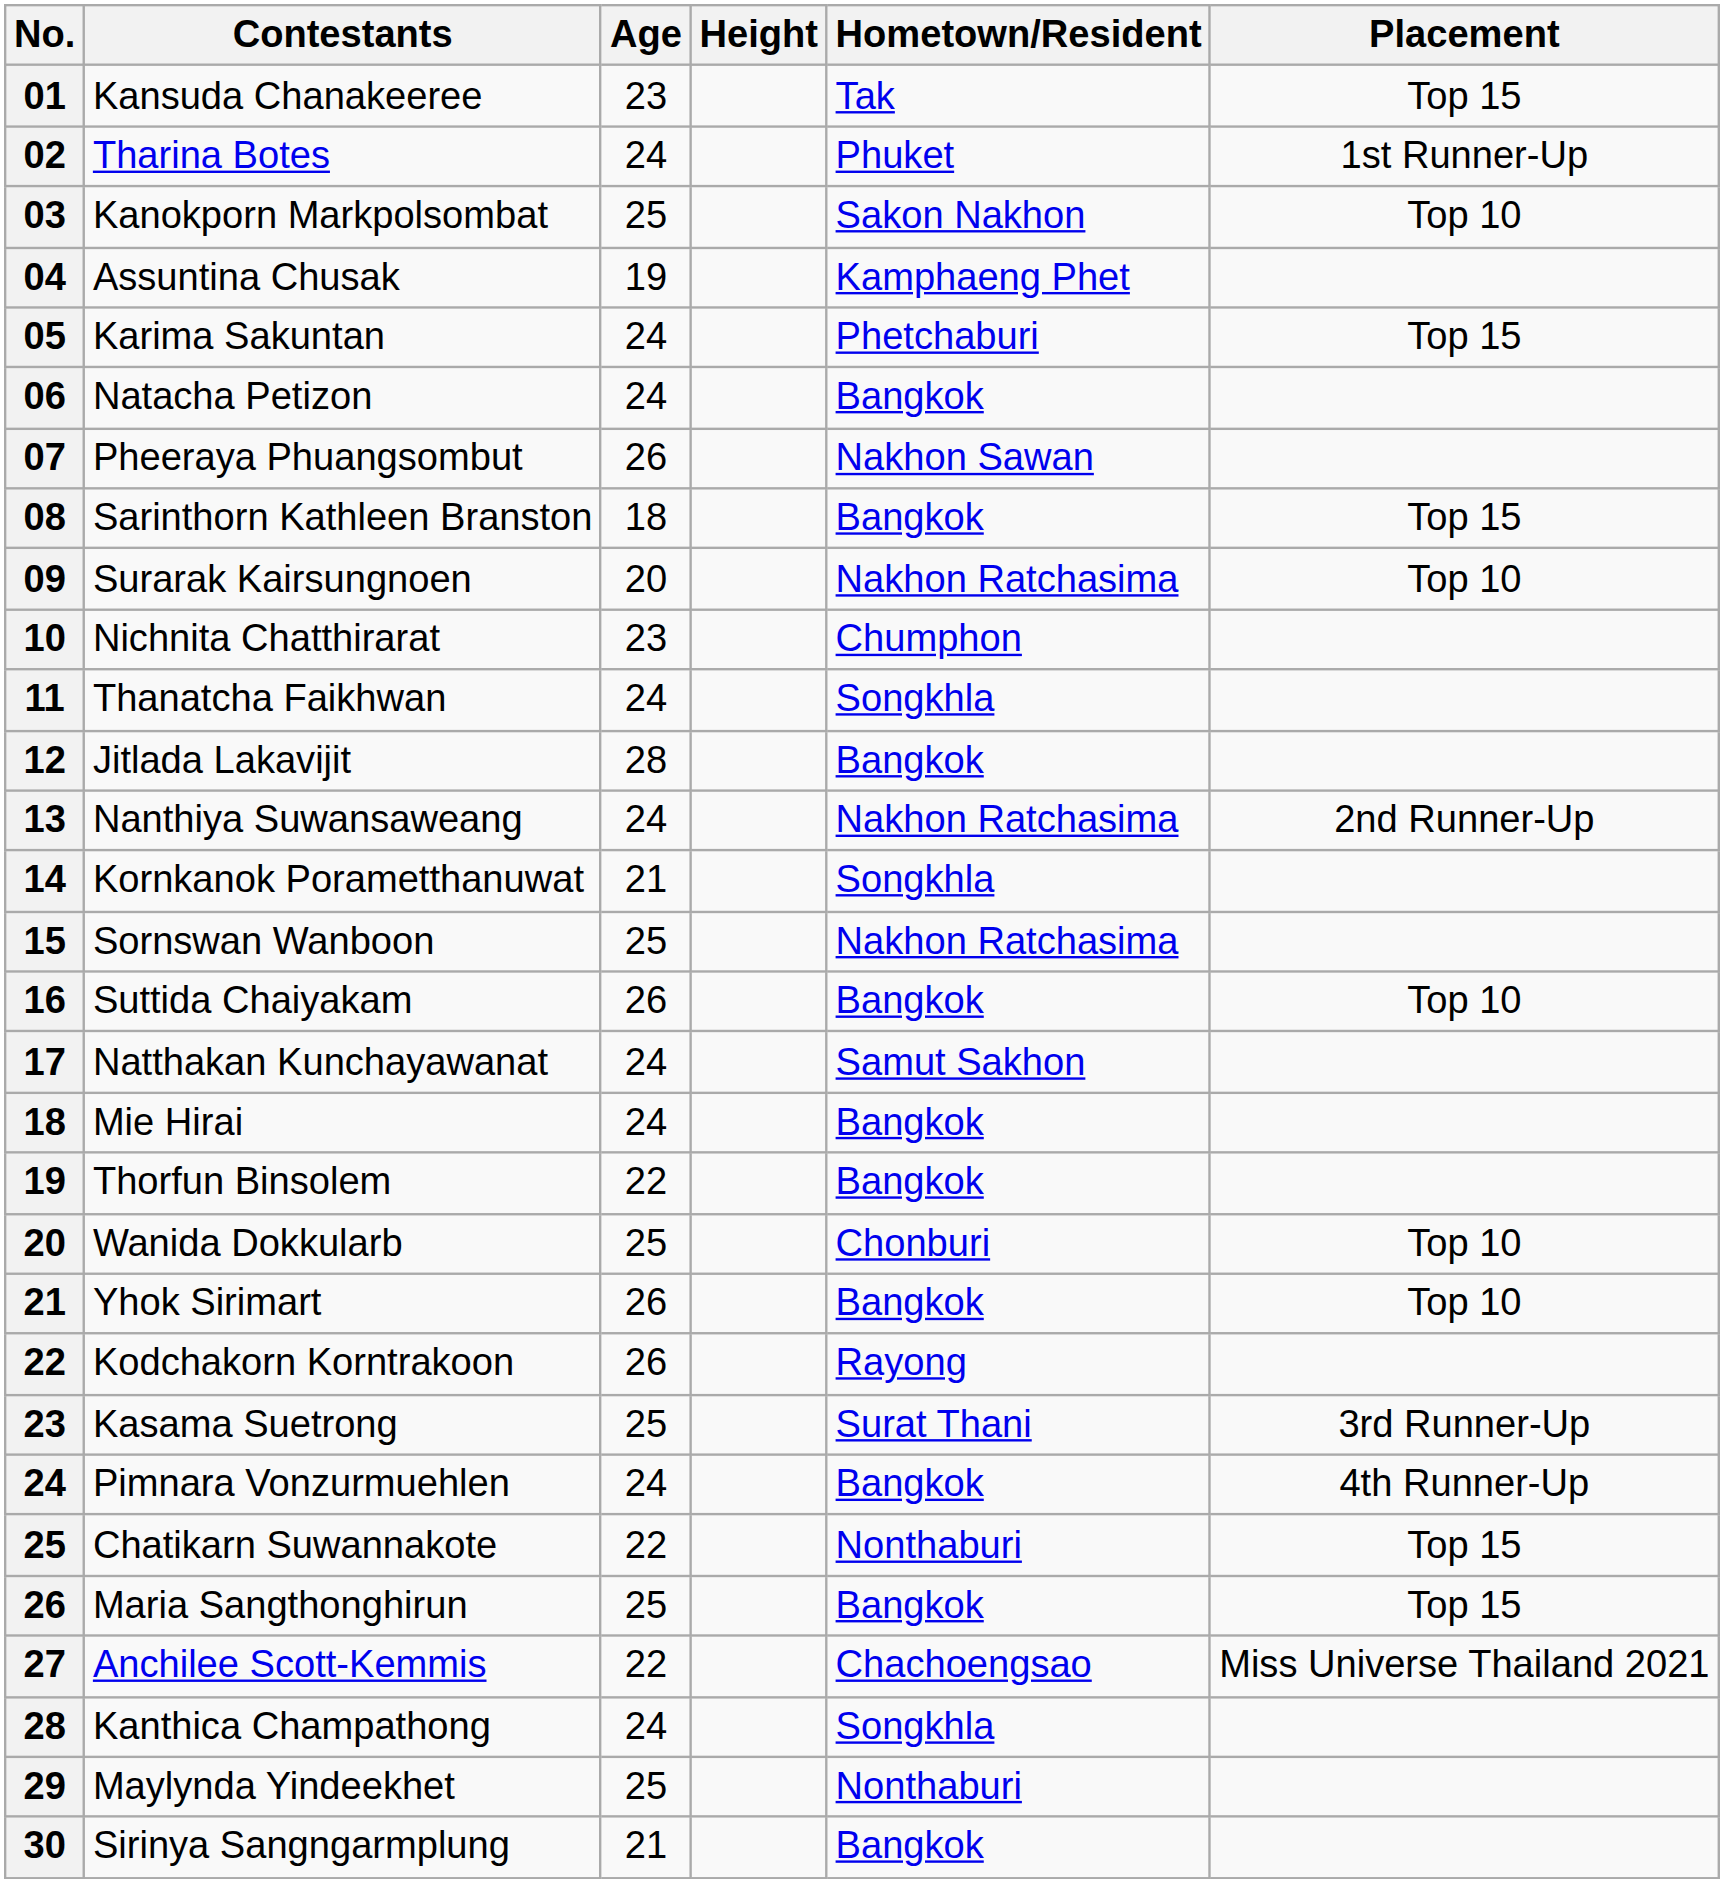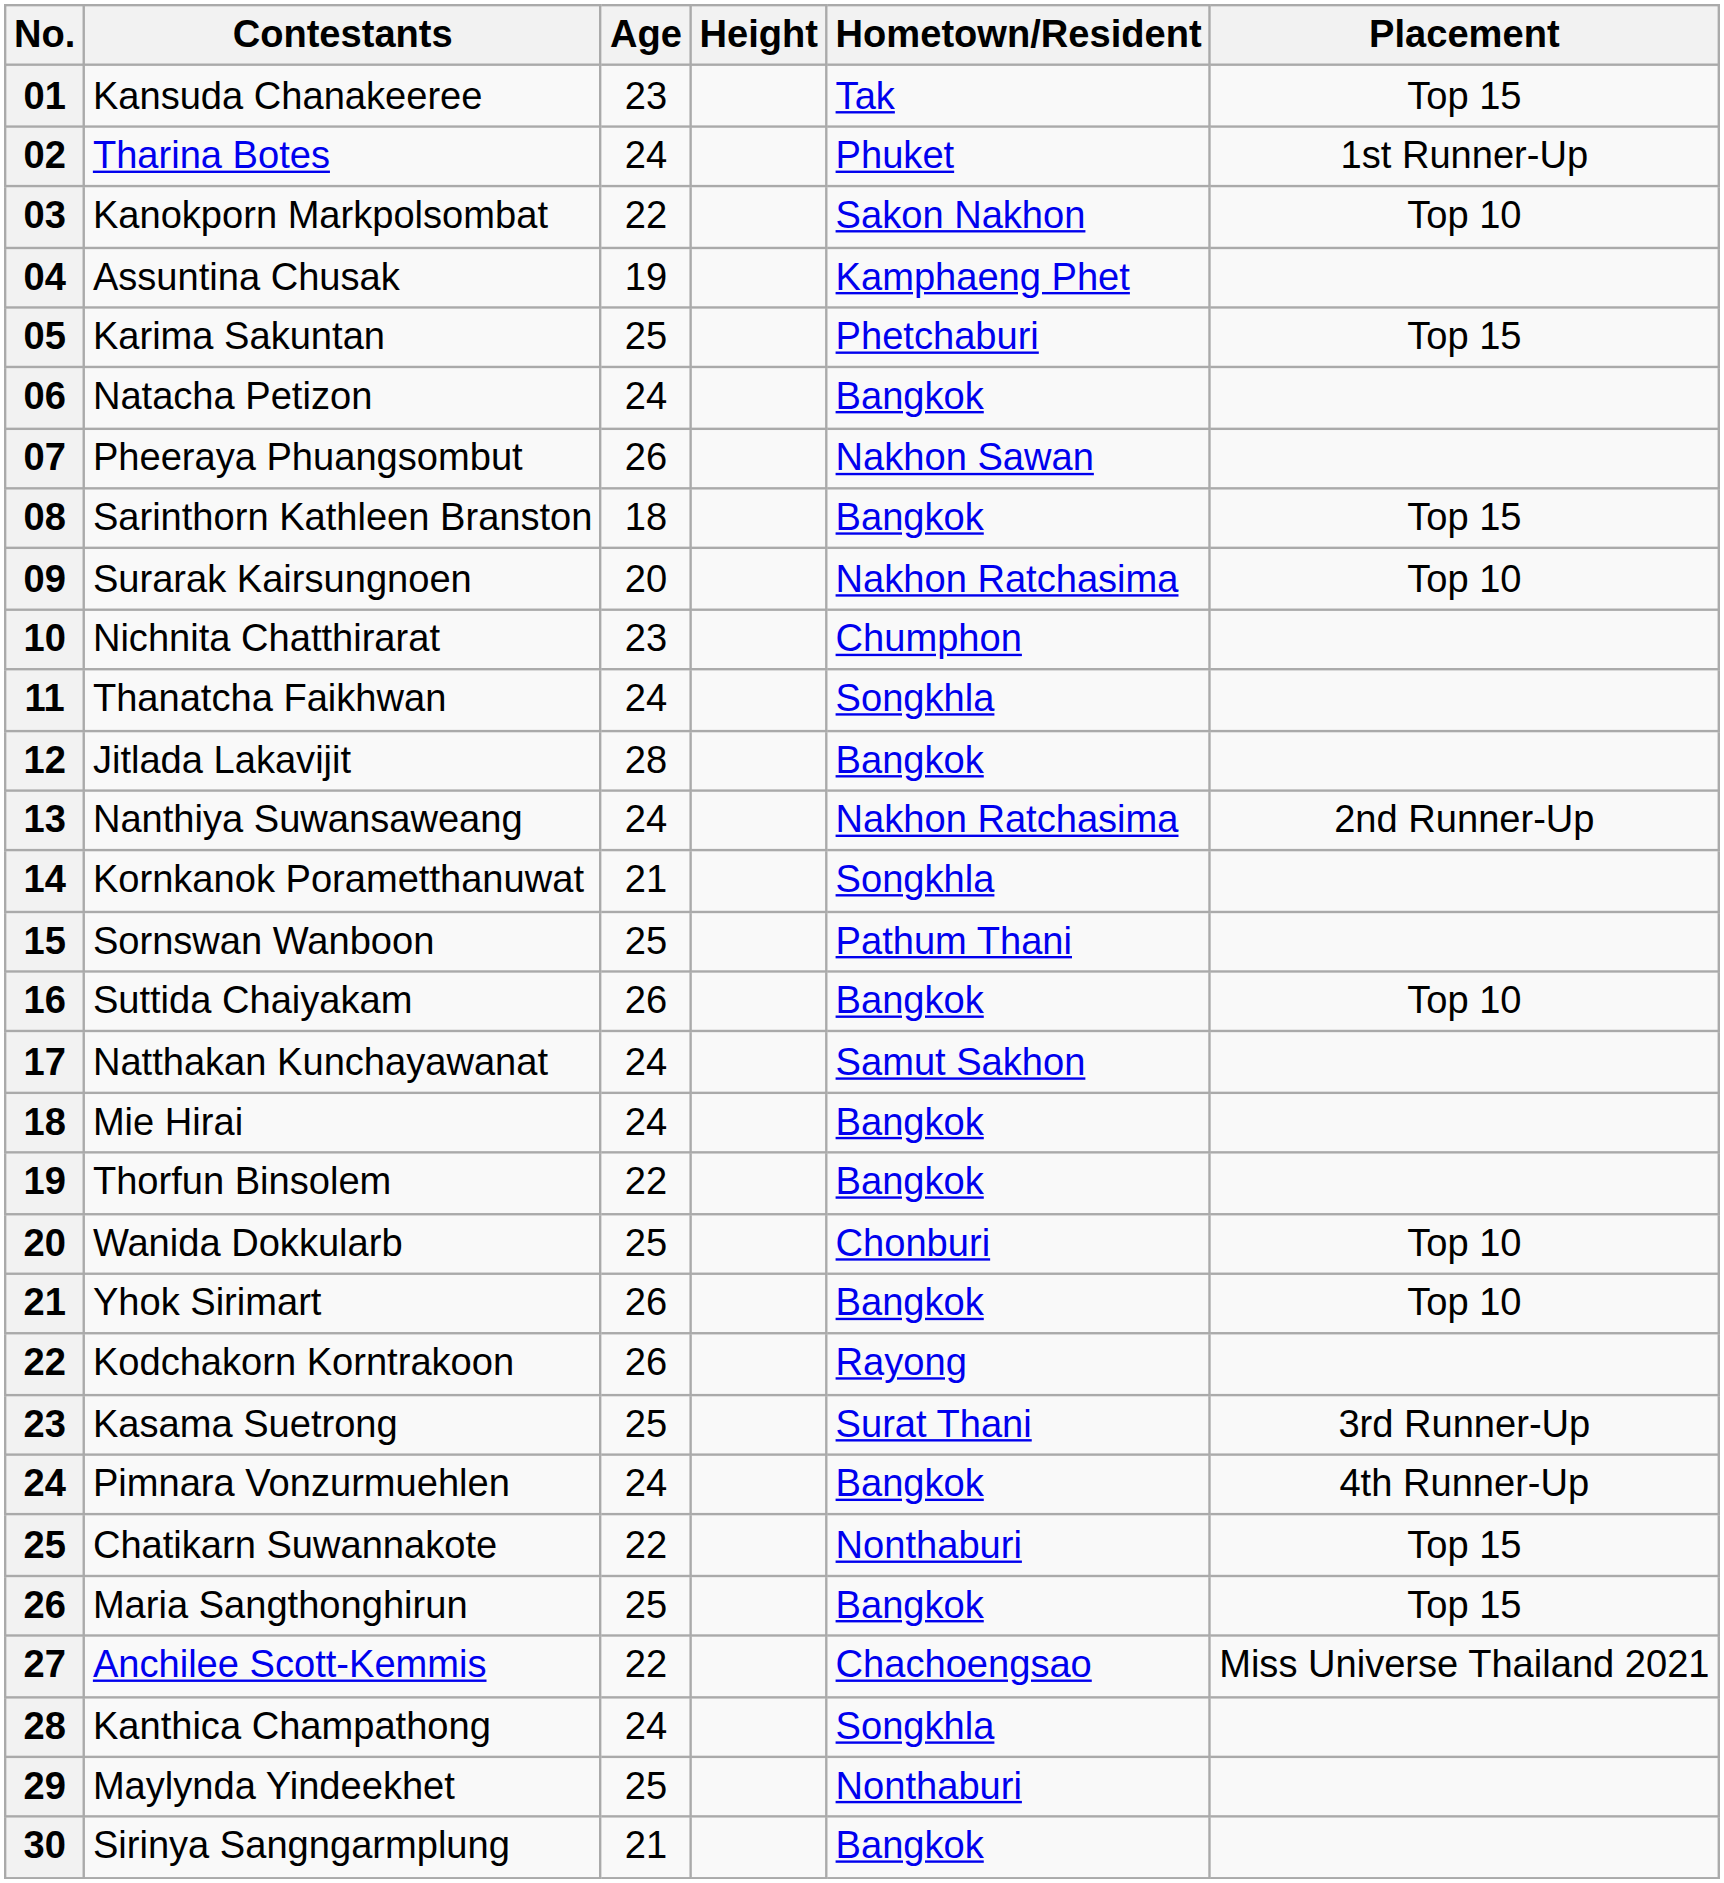(646, 215) 25 -> (646, 215) 22
(646, 336) 24 -> (646, 336) 25
(1007, 940) Nakhon Ratchasima -> (954, 940) Pathum Thani
